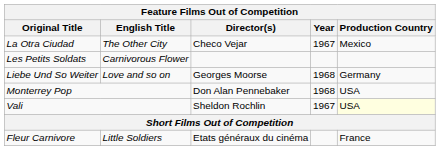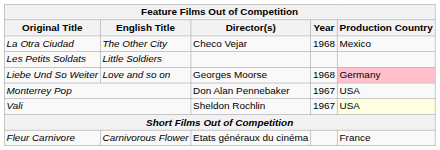(324, 43) 1967 -> (324, 43) 1968
(146, 59) Carnivorous Flower -> (132, 59) Little Soldiers
(360, 75) no background -> (360, 75) pink background
(324, 91) 1968 -> (324, 91) 1967
(132, 138) Little Soldiers -> (146, 138) Carnivorous Flower
